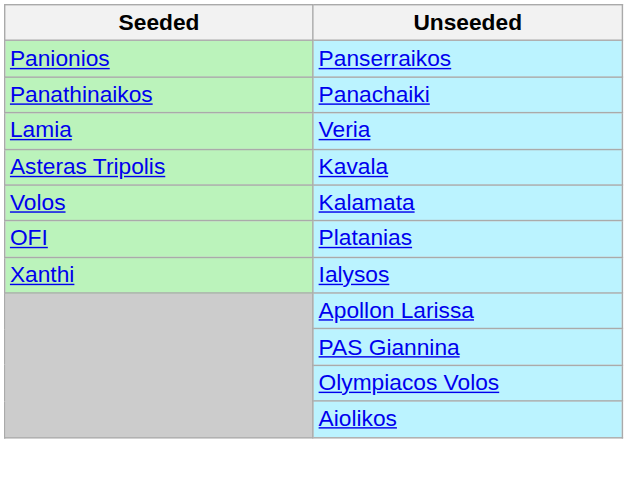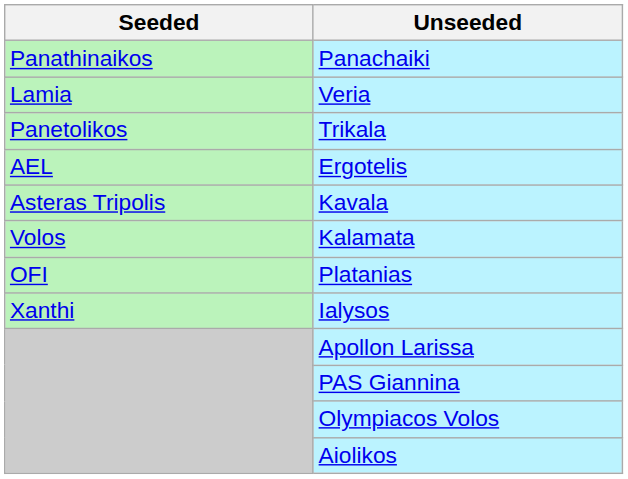- row: (385, 58)
+ row: (352, 130)
+ row: (363, 166)
